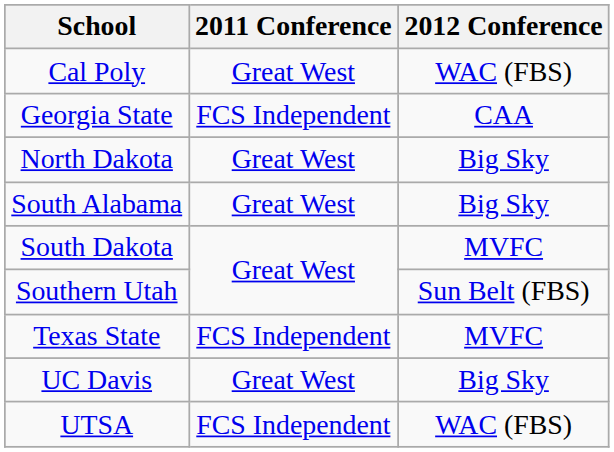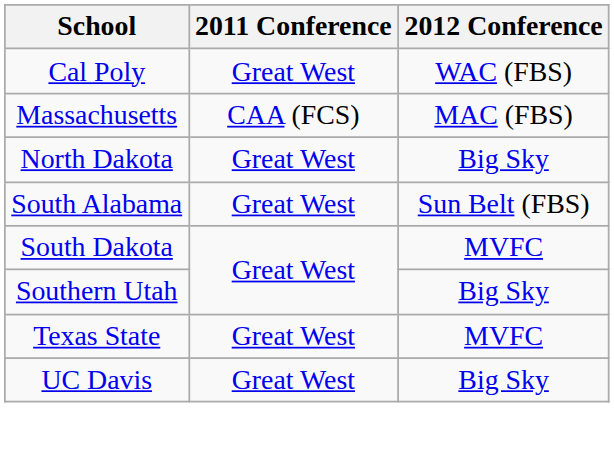- row: (97, 114)
+ row: (97, 114)
(504, 203) Big Sky -> (504, 203) Sun Belt (FBS)
(504, 291) Sun Belt (FBS) -> (504, 291) Big Sky
(293, 335) FCS Independent -> (293, 335) Great West
- row: (97, 423)
